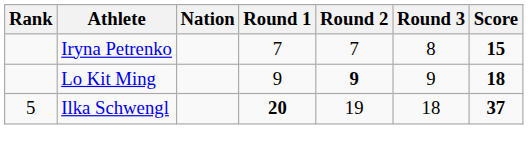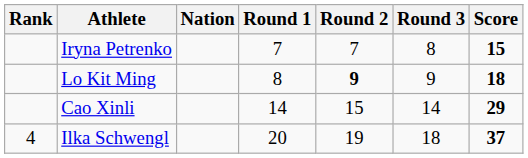(277, 78) 9 -> (277, 78) 8
+ row: (98, 108)
(31, 108) 5 -> (31, 138) 4
(277, 108) bold -> (277, 138) normal
